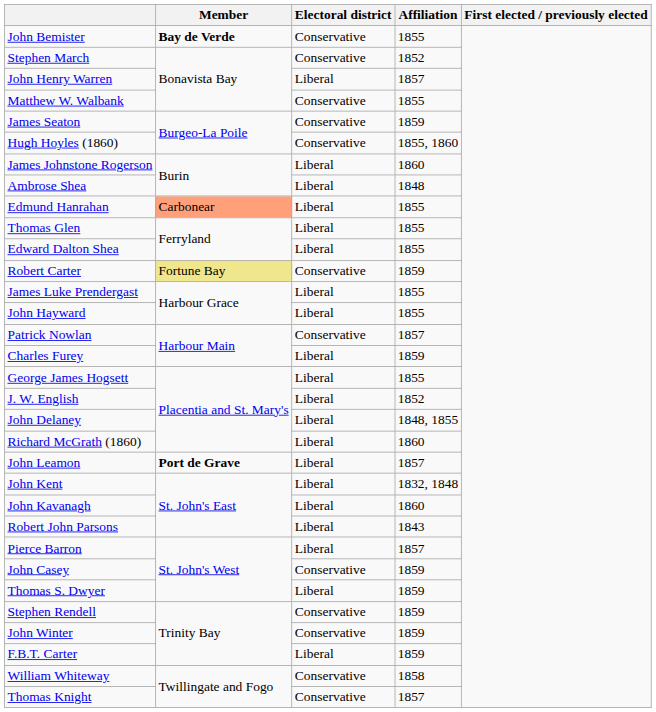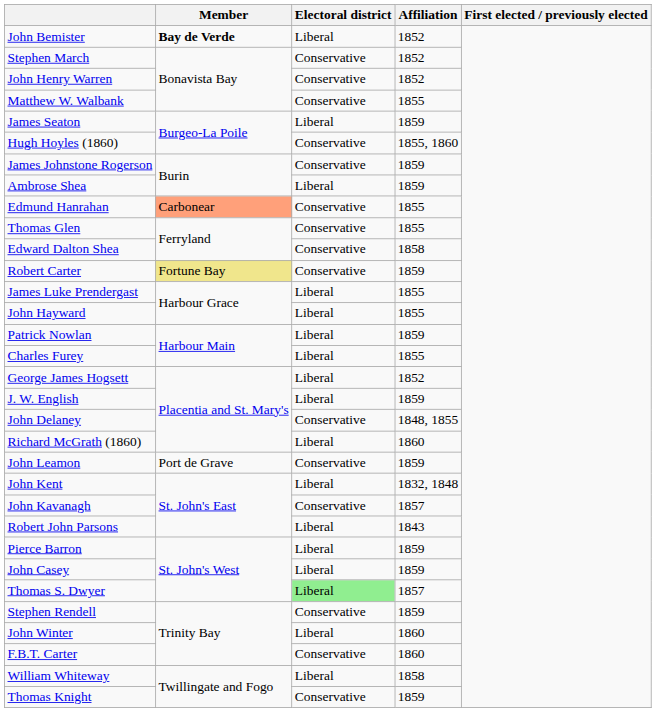(330, 36) Conservative -> (314, 36) Liberal
(411, 36) 1855 -> (411, 36) 1852
(314, 79) Liberal -> (330, 79) Conservative
(411, 79) 1857 -> (411, 79) 1852
(330, 121) Conservative -> (314, 121) Liberal
(314, 164) Liberal -> (330, 164) Conservative
(411, 164) 1860 -> (411, 164) 1859
(411, 185) 1848 -> (411, 185) 1859
(314, 206) Liberal -> (330, 206) Conservative
(314, 228) Liberal -> (330, 228) Conservative
(314, 249) Liberal -> (330, 249) Conservative
(411, 249) 1855 -> (411, 249) 1858
(330, 334) Conservative -> (314, 334) Liberal
(411, 334) 1857 -> (411, 334) 1859
(411, 356) 1859 -> (411, 356) 1855
(411, 377) 1855 -> (411, 377) 1852
(411, 398) 1852 -> (411, 398) 1859
(314, 420) Liberal -> (330, 420) Conservative
(199, 462) bold -> (196, 462) normal
(314, 462) Liberal -> (330, 462) Conservative
(411, 462) 1857 -> (411, 462) 1859
(314, 505) Liberal -> (330, 505) Conservative
(411, 505) 1860 -> (411, 505) 1857
(411, 548) 1857 -> (411, 548) 1859
(330, 569) Conservative -> (314, 569) Liberal
(314, 590) no background -> (314, 590) lightgreen background
(411, 590) 1859 -> (411, 590) 1857
(330, 633) Conservative -> (314, 633) Liberal
(411, 633) 1859 -> (411, 633) 1860
(314, 654) Liberal -> (330, 654) Conservative
(411, 654) 1859 -> (411, 654) 1860
(330, 675) Conservative -> (314, 675) Liberal
(411, 697) 1857 -> (411, 697) 1859
